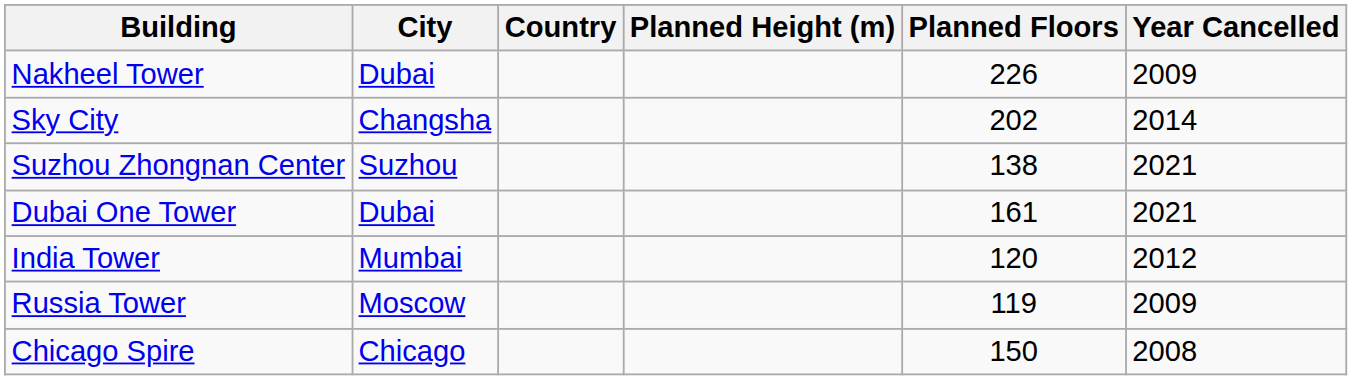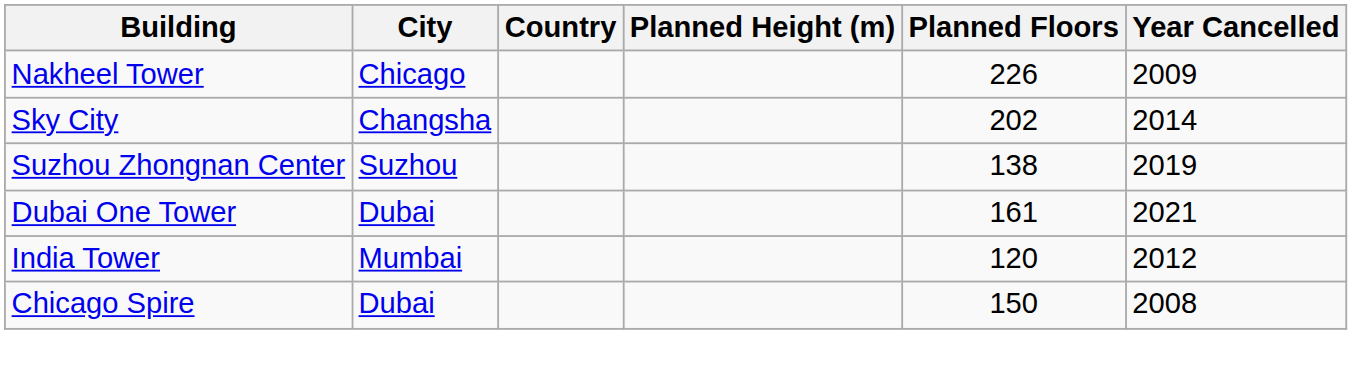(397, 73) Dubai -> (412, 73) Chicago
(1165, 166) 2021 -> (1165, 166) 2019
- row: (99, 304)
(412, 350) Chicago -> (397, 304) Dubai
